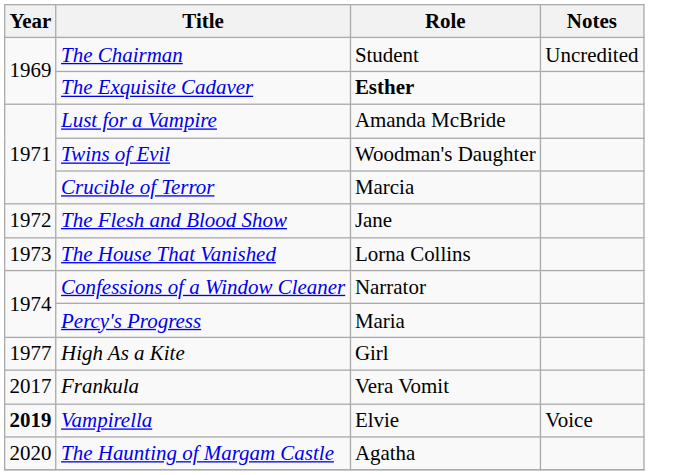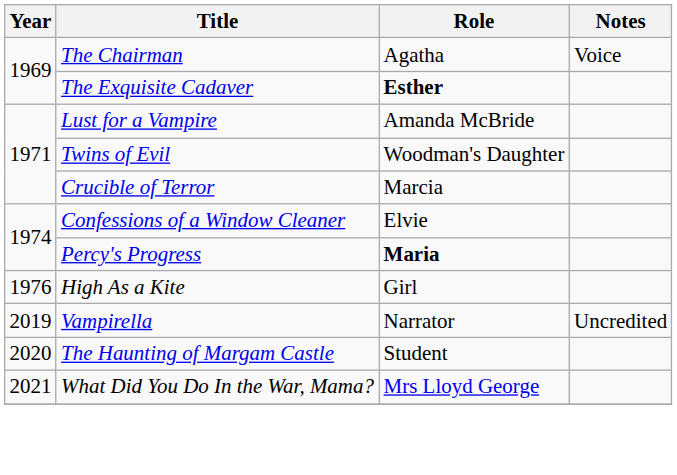(387, 54) Student -> (414, 54) Agatha
(592, 54) Uncredited -> (598, 54) Voice
- row: (174, 220)
- row: (168, 253)
(390, 287) Narrator -> (406, 220) Elvie
(380, 320) normal -> (412, 253) bold
(30, 353) 1977 -> (30, 287) 1976
- row: (100, 386)
(30, 420) bold -> (30, 320) normal
(377, 420) Elvie -> (419, 320) Narrator
(569, 420) Voice -> (621, 320) Uncredited
(385, 453) Agatha -> (416, 353) Student
+ row: (217, 386)
